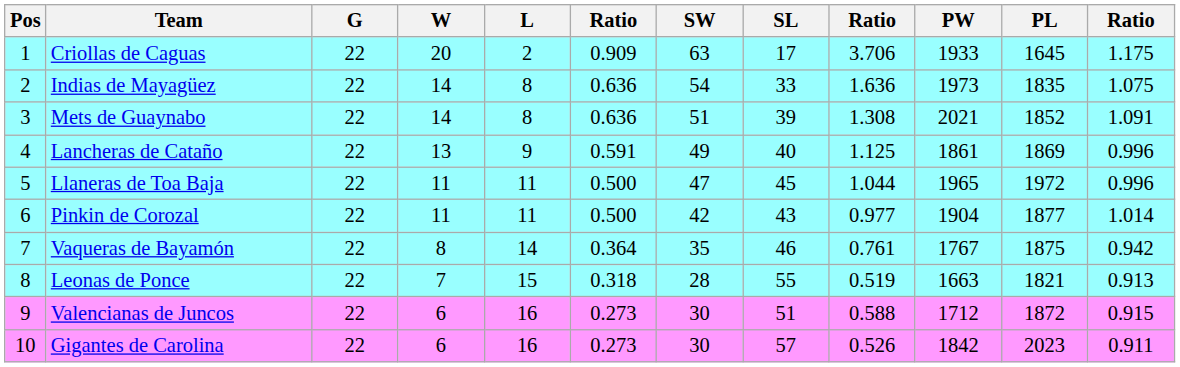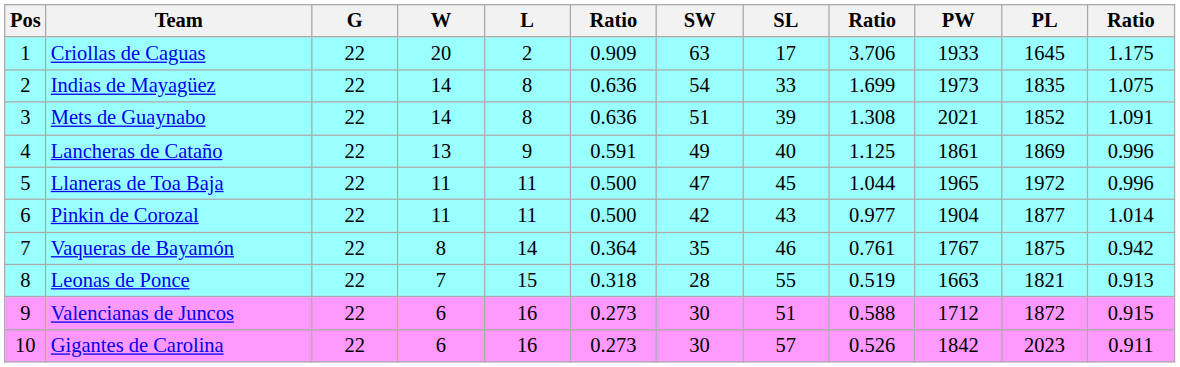(872, 85) 1.636 -> (872, 85) 1.699
